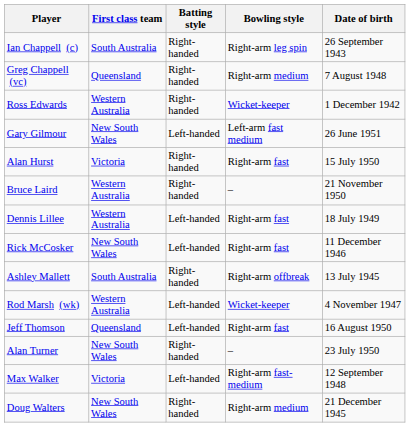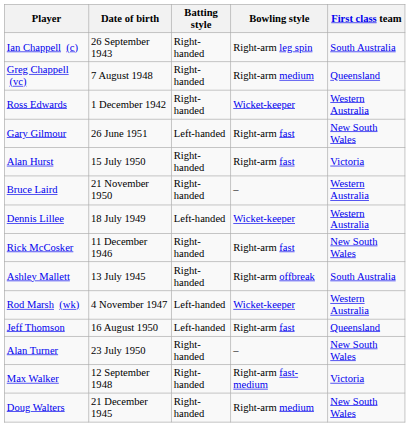columns swapped: (364, 18) <-> (127, 18)
(255, 133) Left-arm fast medium -> (264, 133) Right-arm fast
(258, 219) Right-arm fast -> (264, 219) Wicket-keeper
(194, 247) Left-handed -> (189, 247) Right-handed
(194, 379) Left-handed -> (189, 379) Right-handed
